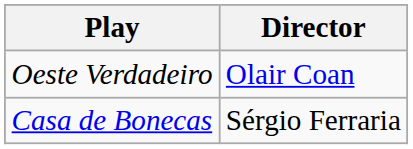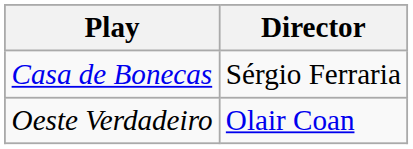rows swapped: (112, 73) <-> (112, 119)
